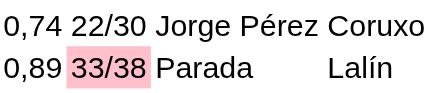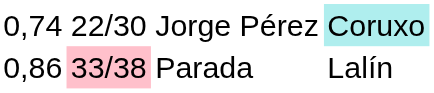(376, 25) no background -> (376, 25) paleturquoise background
(33, 67) 0,89 -> (33, 67) 0,86
